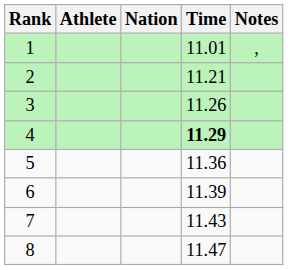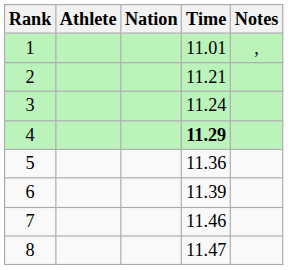(206, 105) 11.26 -> (206, 105) 11.24
(206, 221) 11.43 -> (206, 221) 11.46
